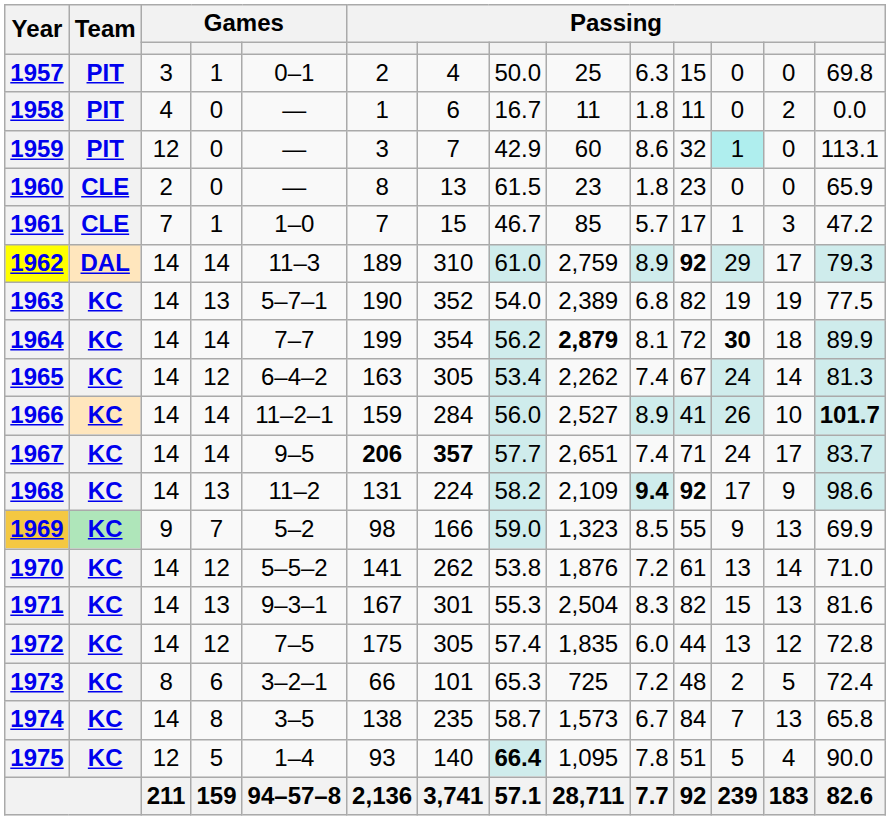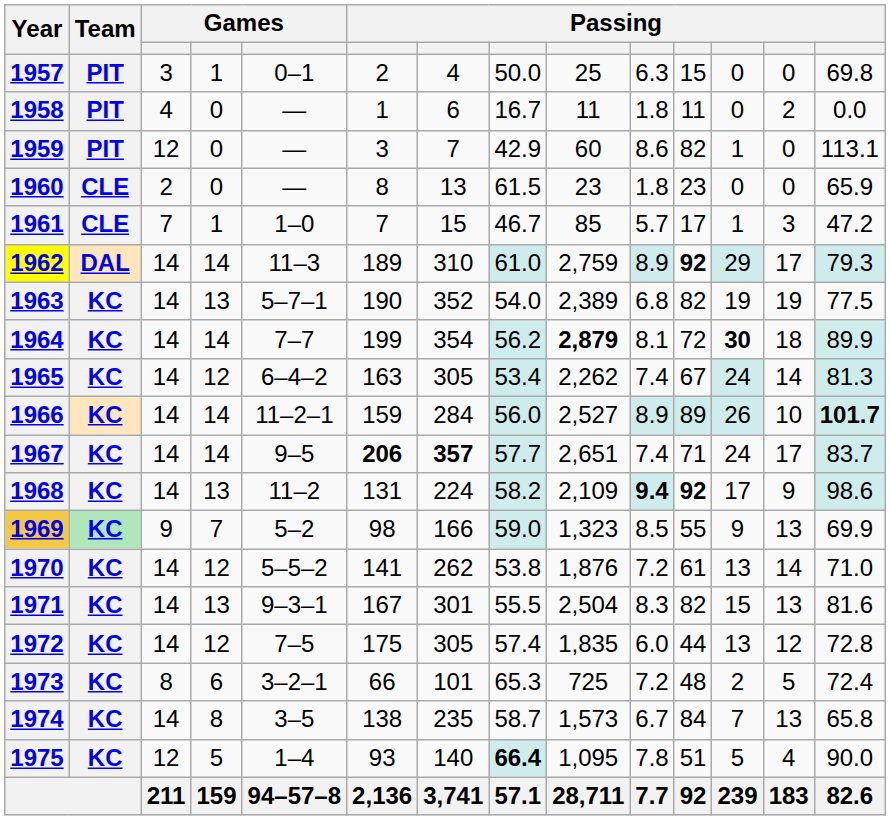(693, 148) 32 -> (693, 148) 82
(738, 148) paleturquoise background -> (738, 148) no background
(693, 415) 41 -> (693, 415) 89
(518, 605) 55.3 -> (518, 605) 55.5
